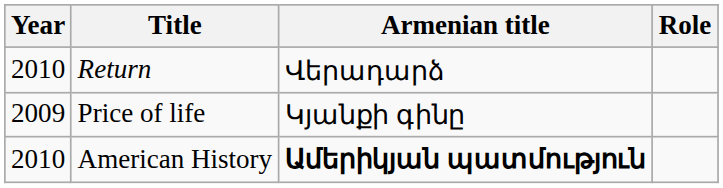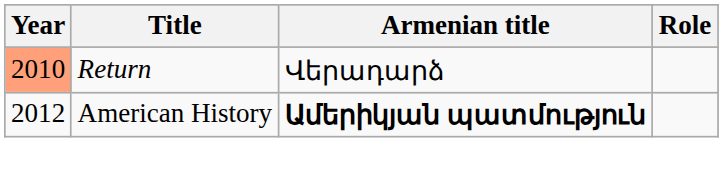(38, 69) no background -> (38, 69) lightsalmon background
- row: (141, 114)
(38, 158) 2010 -> (38, 114) 2012
